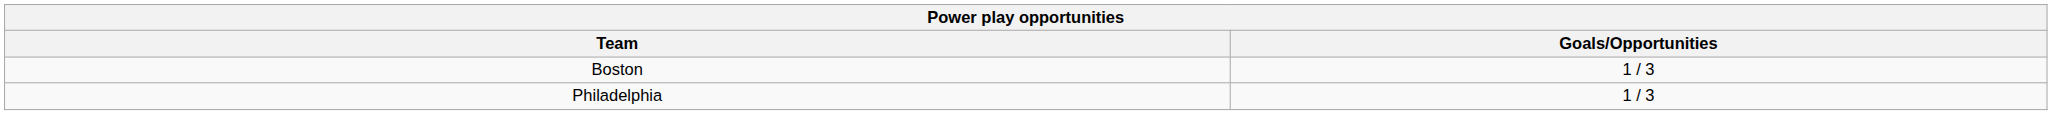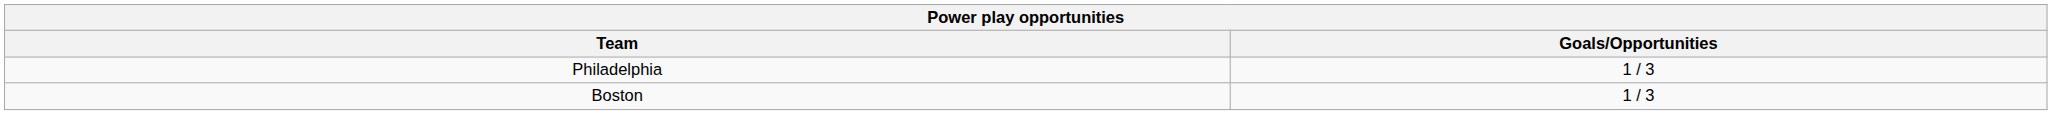rows swapped: (617, 95) <-> (617, 69)
